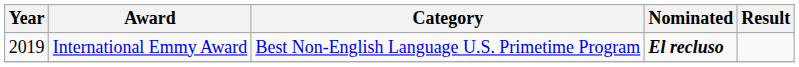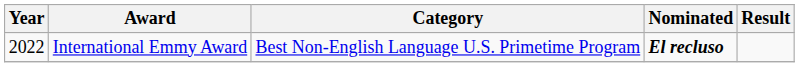(27, 47) 2019 -> (27, 47) 2022
